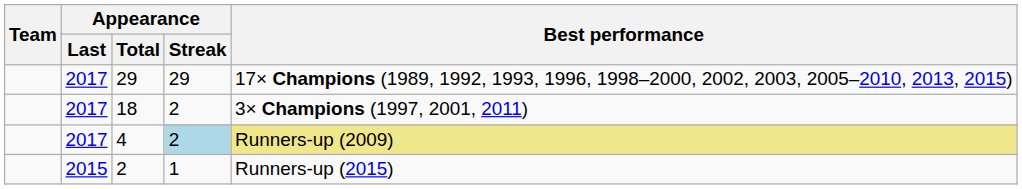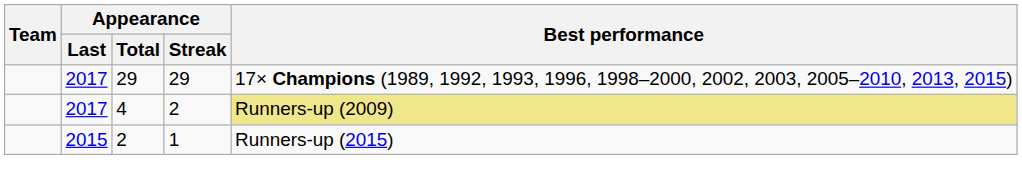- row: (127, 109)
(174, 139) lightblue background -> (174, 109) no background
